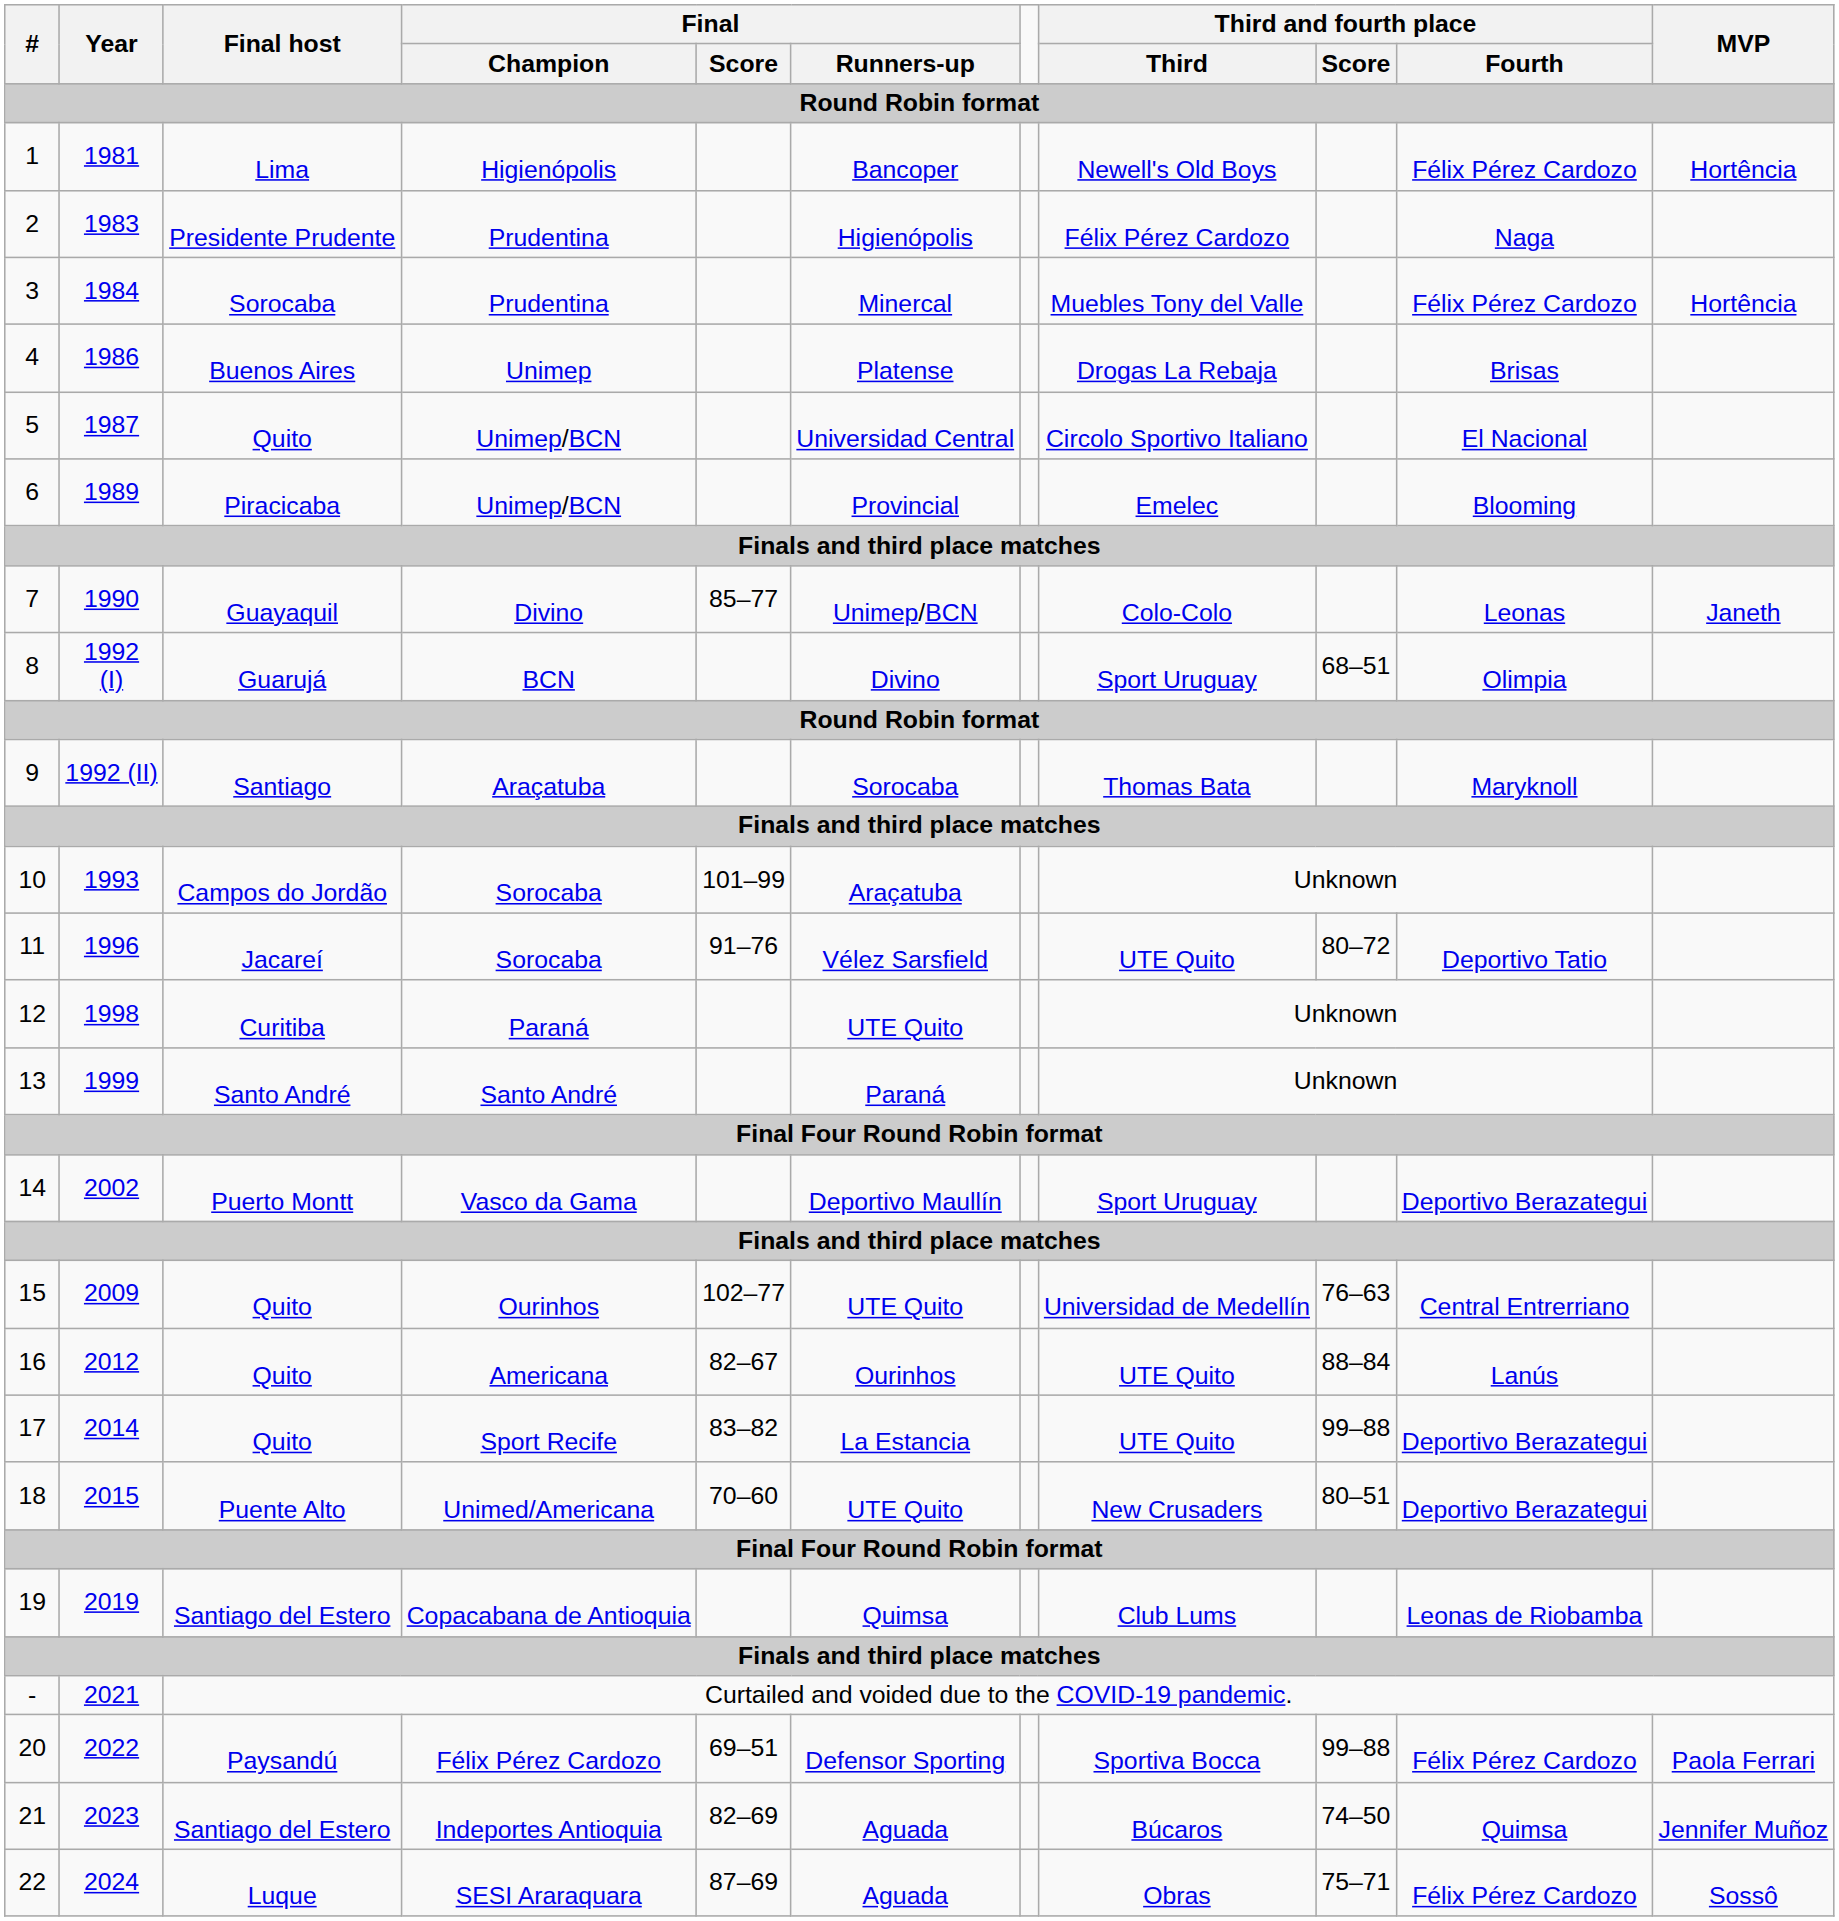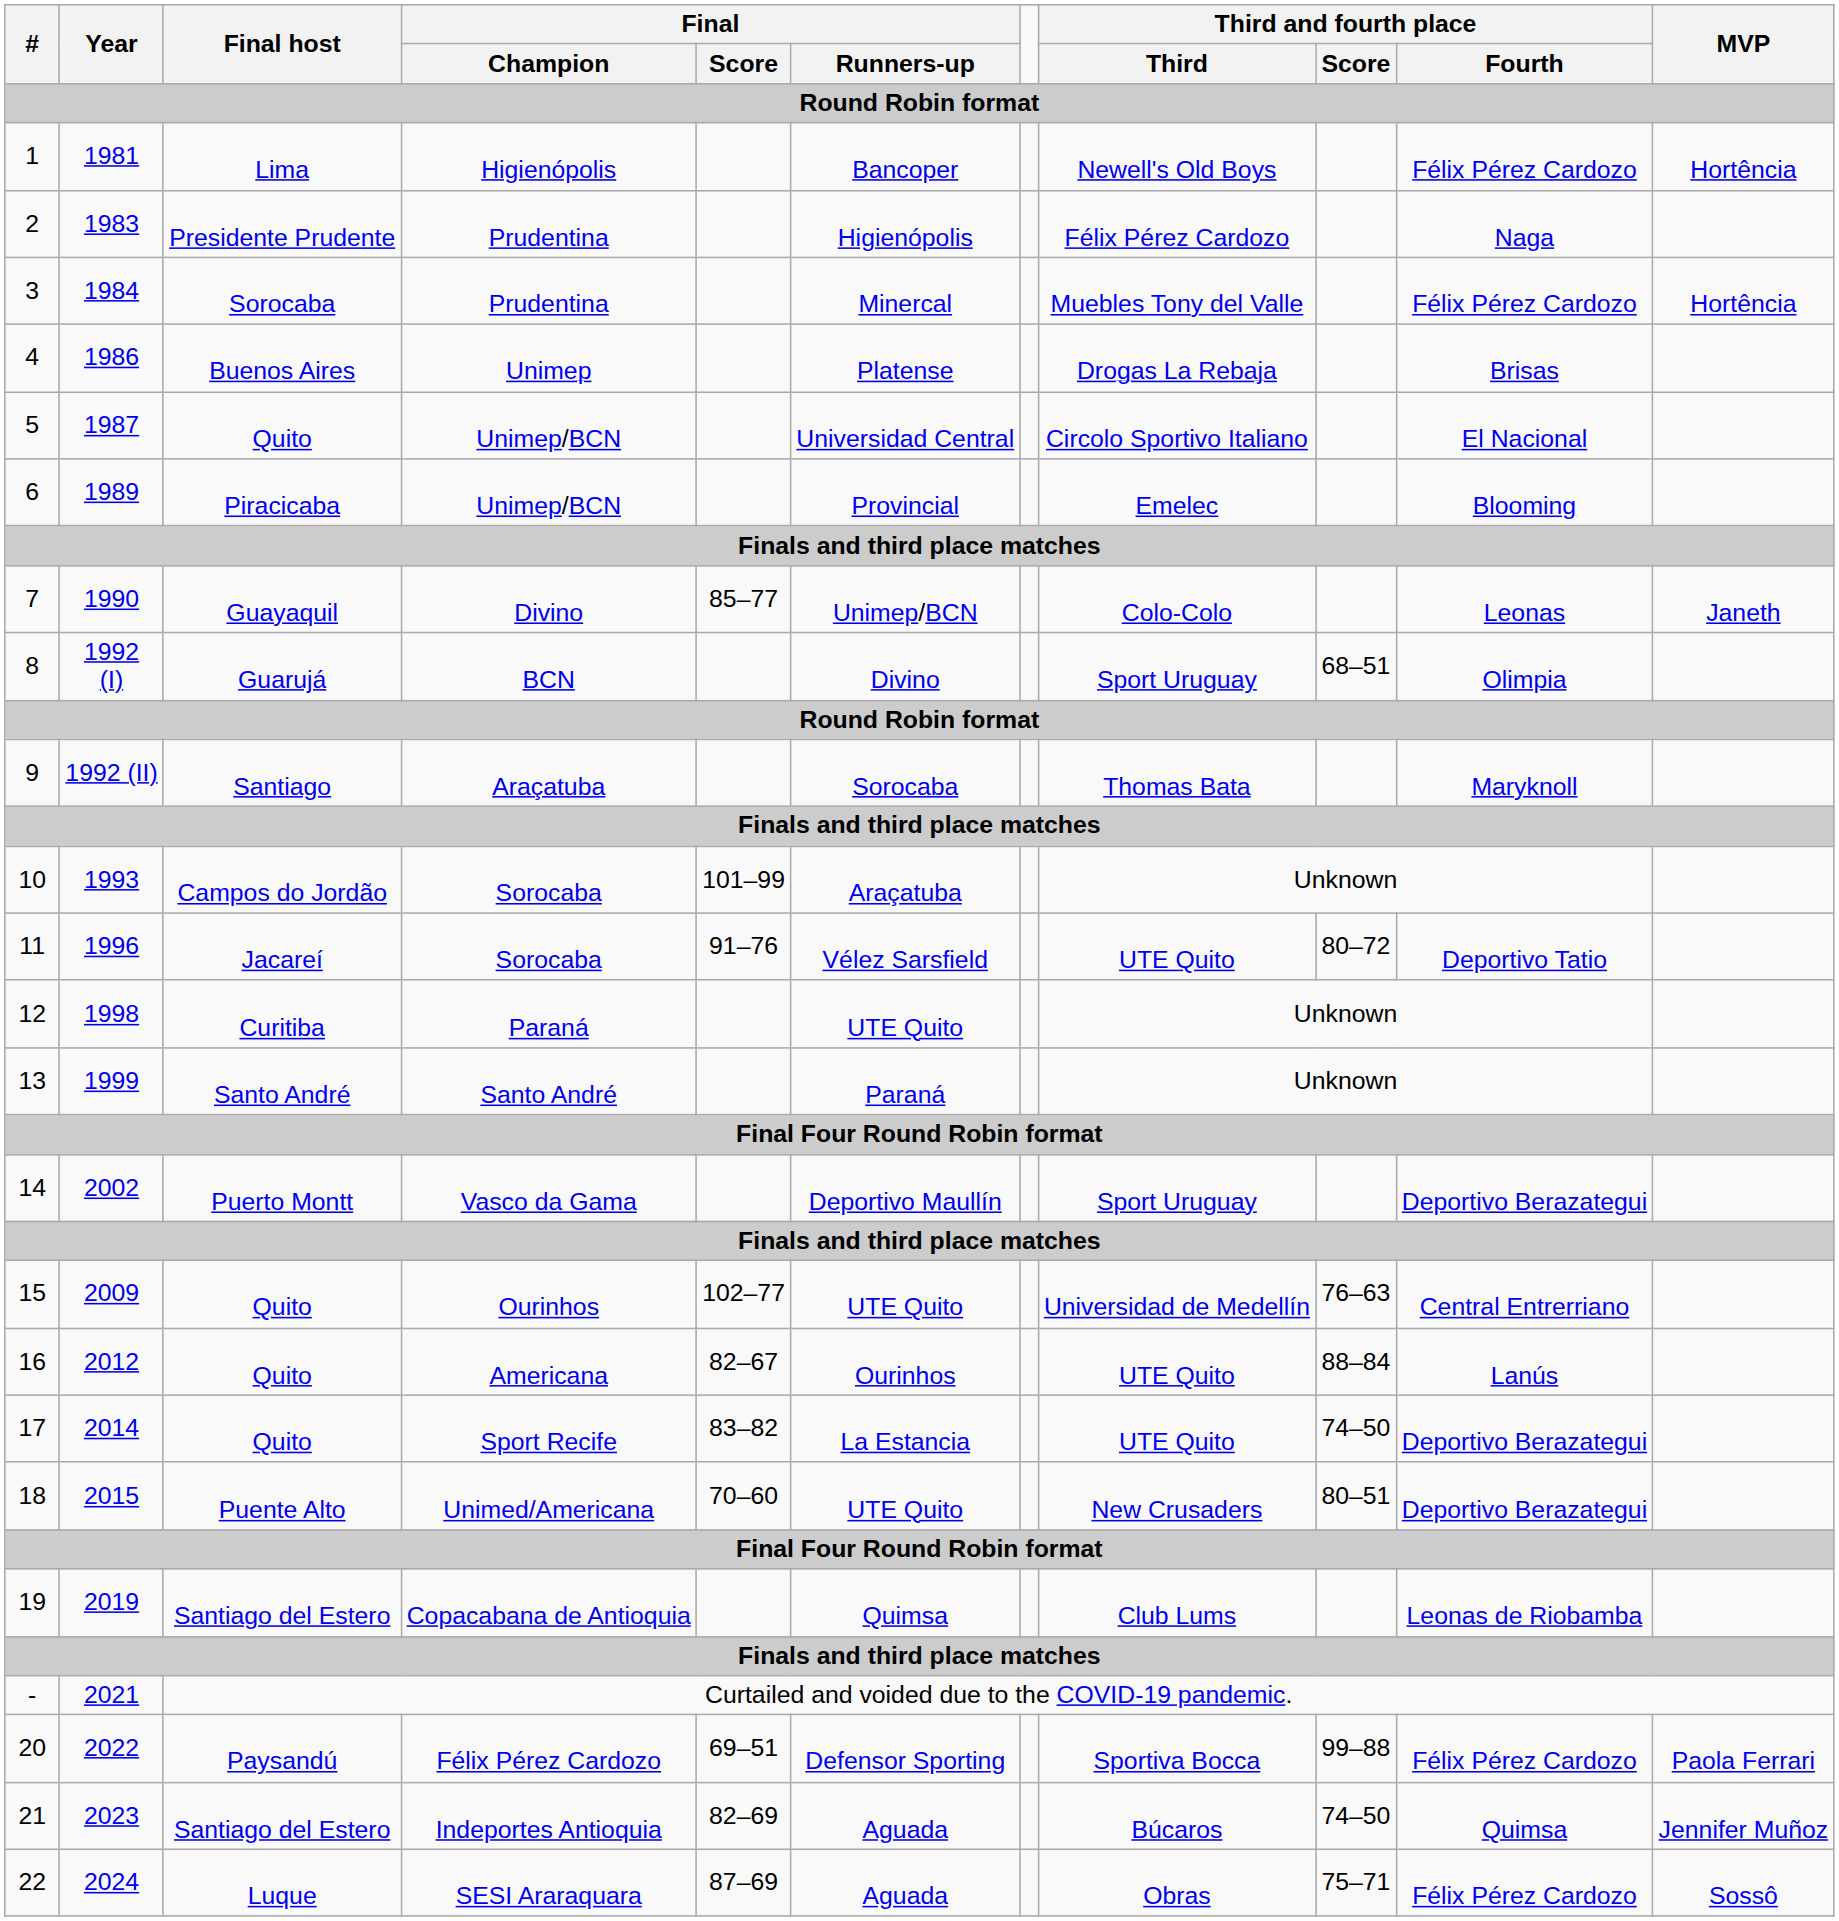(1356, 1428) 99–88 -> (1356, 1428) 74–50
